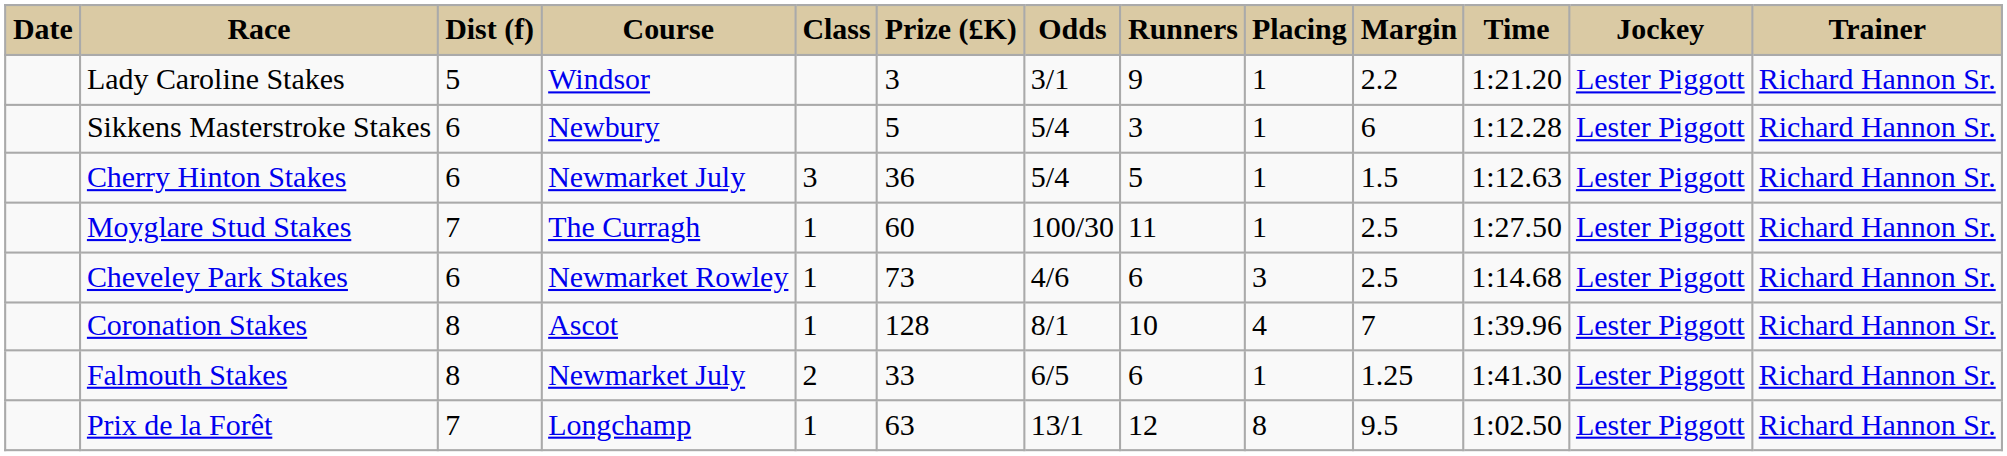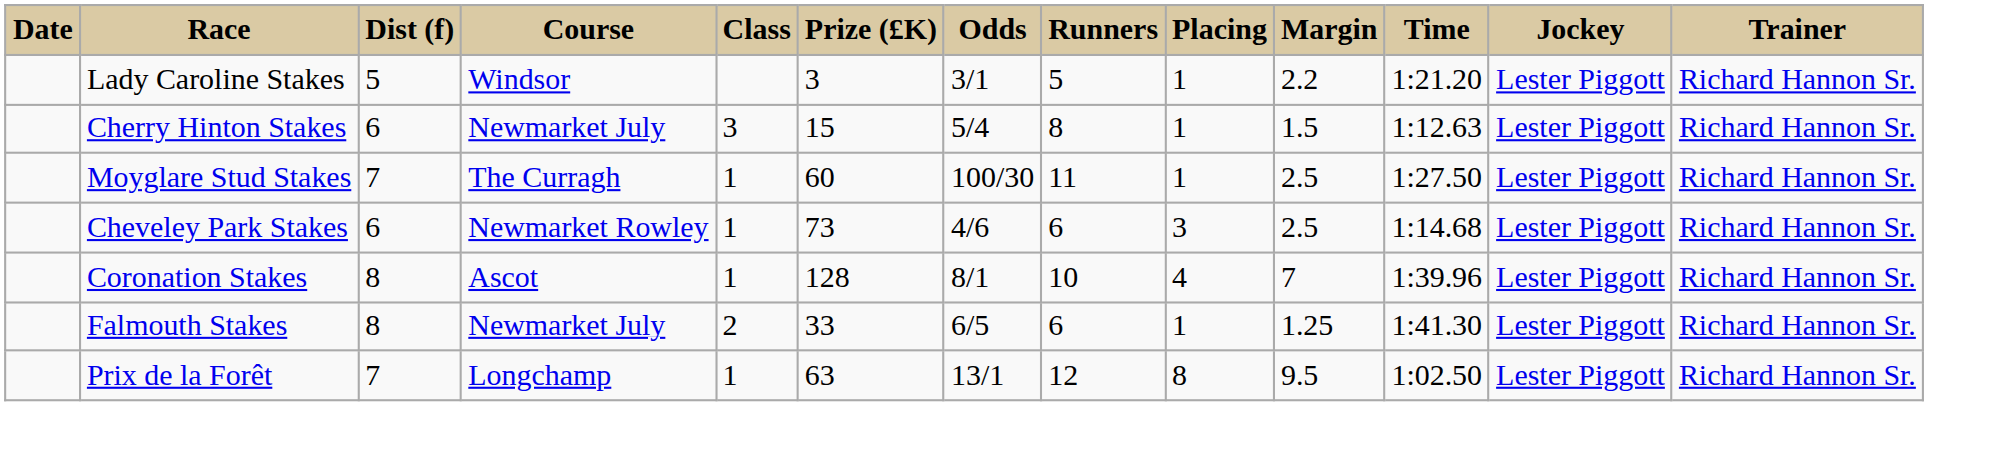(1136, 78) 9 -> (1056, 78) 5
- row: (259, 128)
(900, 177) 36 -> (820, 128) 15
(1136, 177) 5 -> (1056, 128) 8
